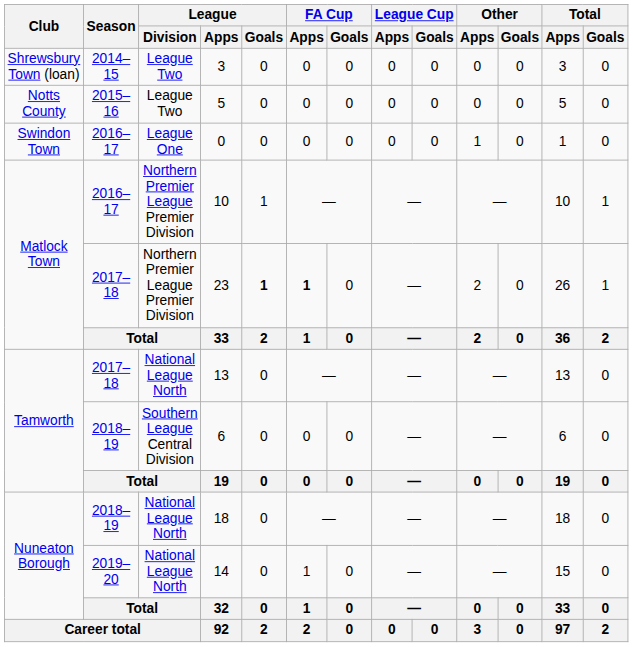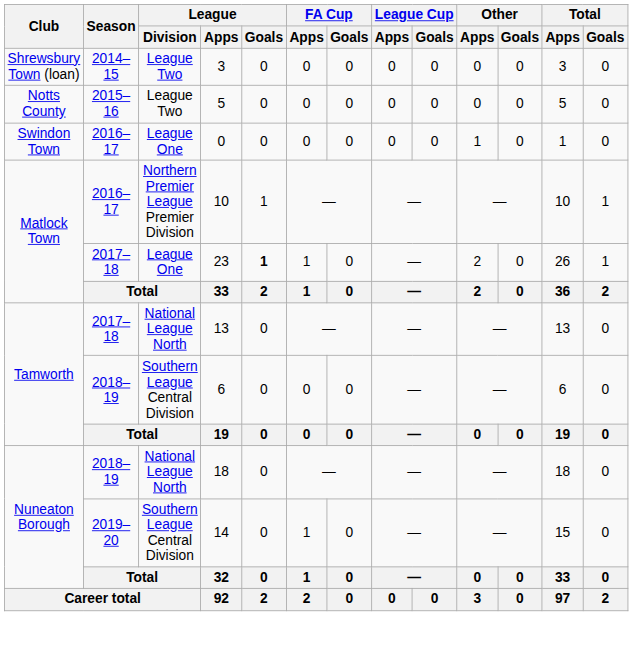(170, 285) Northern Premier League Premier Division -> (170, 262) League One
(307, 285) bold -> (307, 262) normal
(170, 571) National League North -> (170, 532) Southern League Central Division
